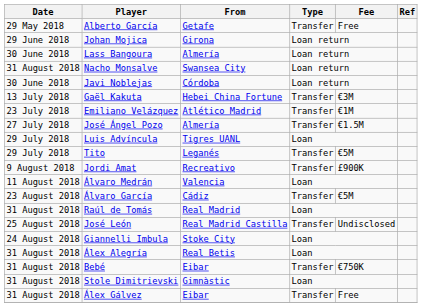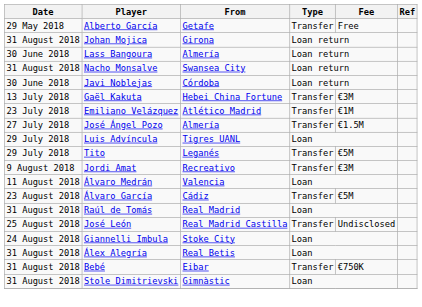(38, 40) 29 June 2018 -> (43, 40) 31 August 2018
(351, 168) £900K -> (346, 168) €3M
- row: (113, 295)
